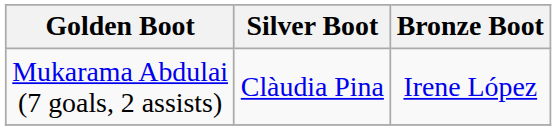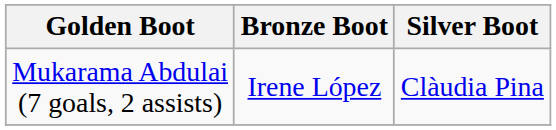columns swapped: (312, 26) <-> (470, 26)
